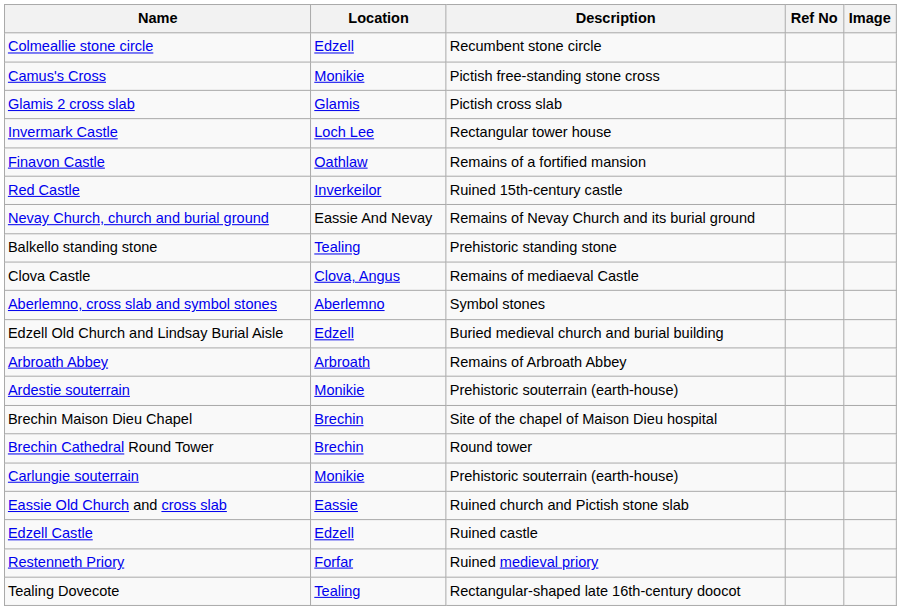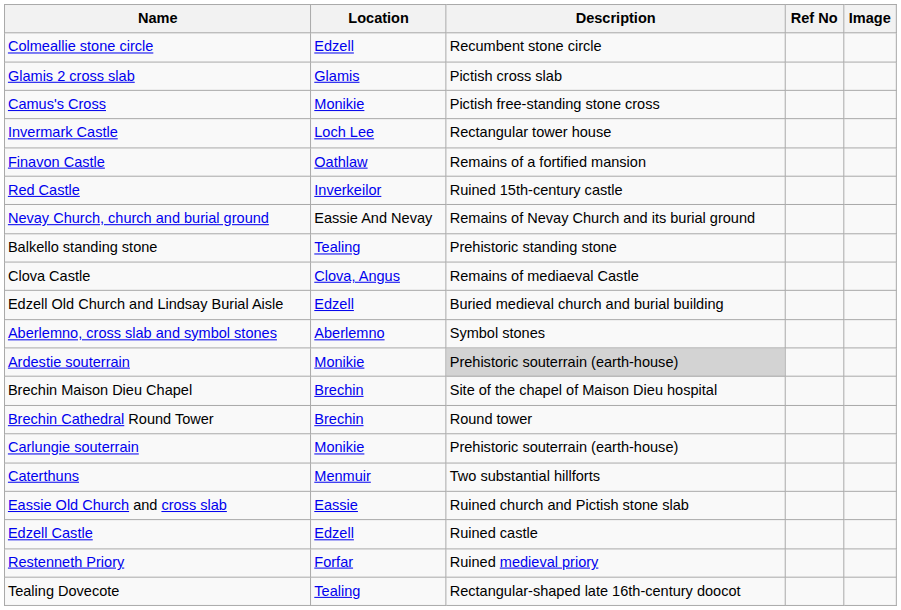rows swapped: (57, 76) <-> (71, 104)
rows swapped: (146, 333) <-> (142, 305)
- row: (58, 362)
(564, 391) no background -> (564, 362) lightgrey background
+ row: (43, 476)
